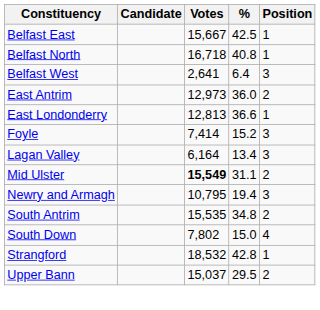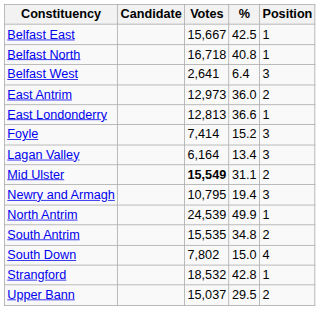+ row: (42, 214)
